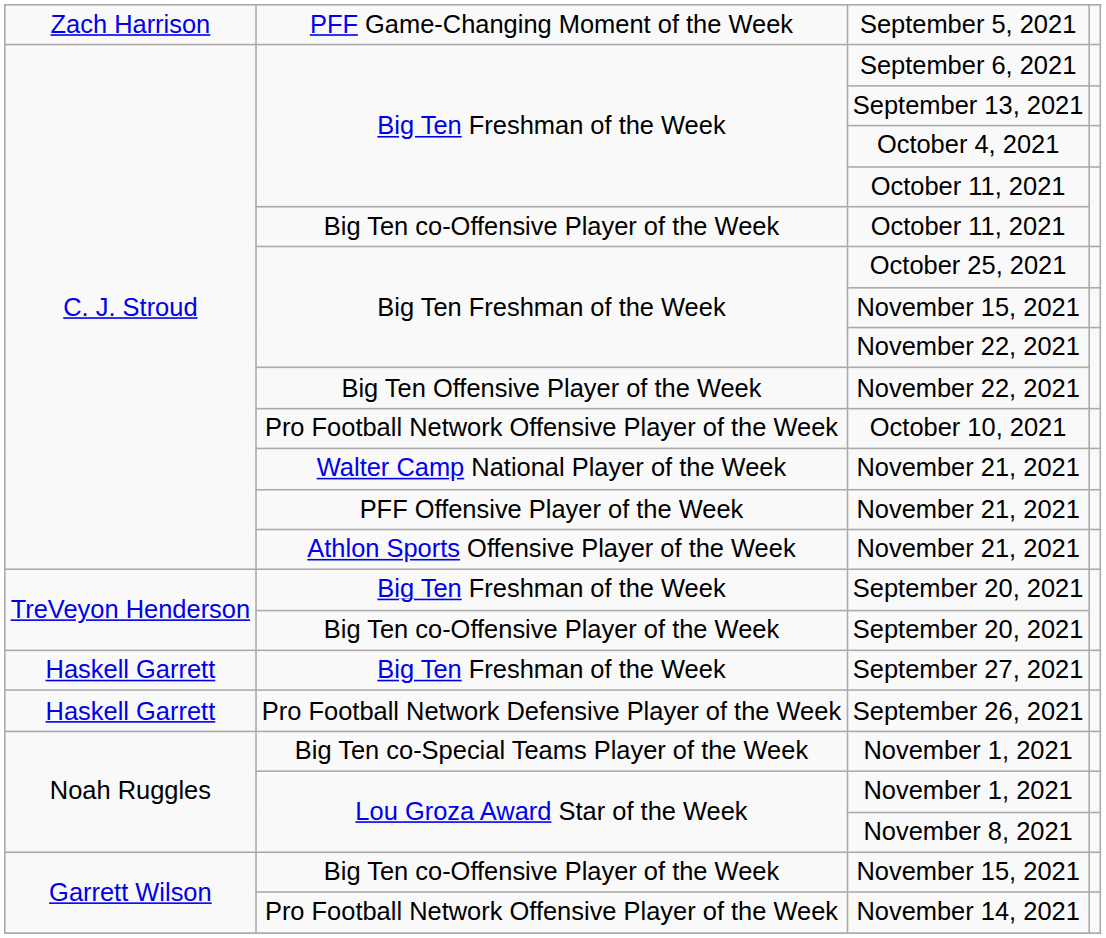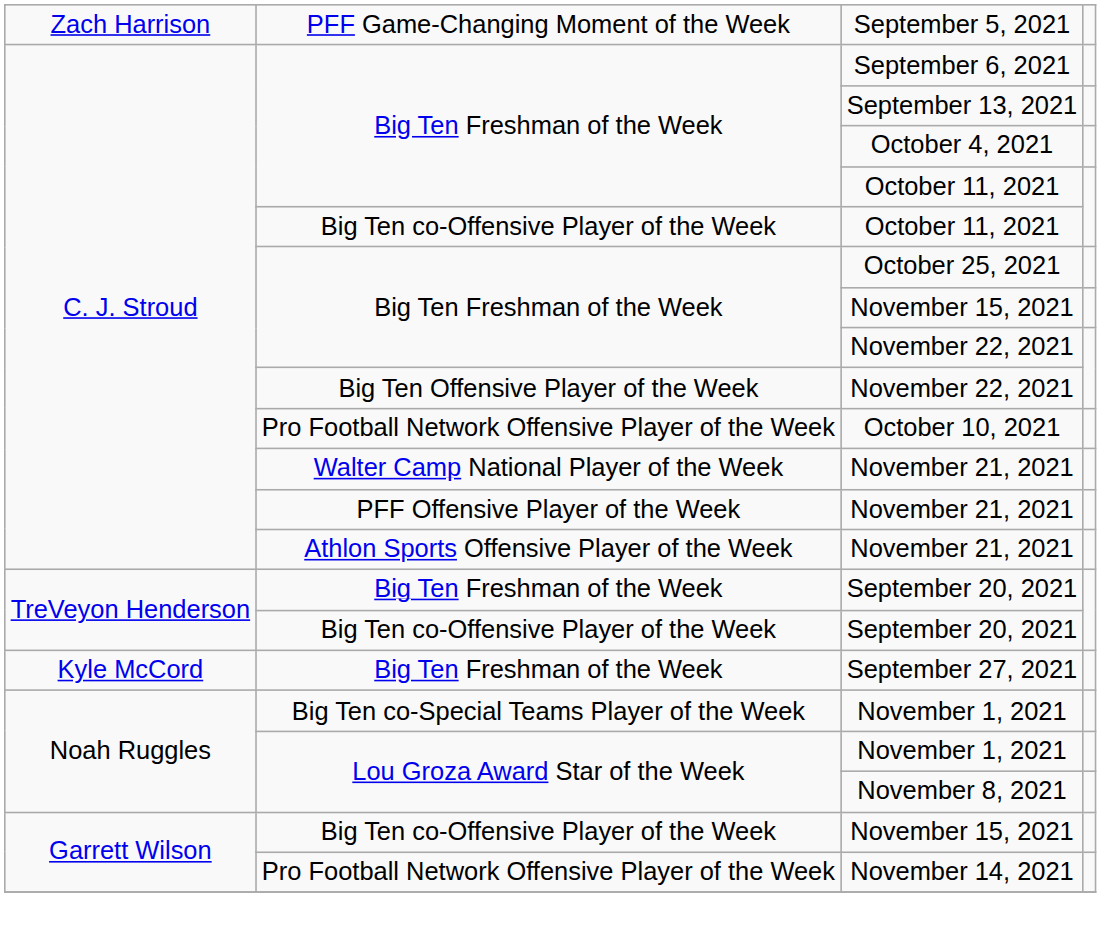(130, 670) Haskell Garrett -> (130, 670) Kyle McCord
- row: (551, 710)
